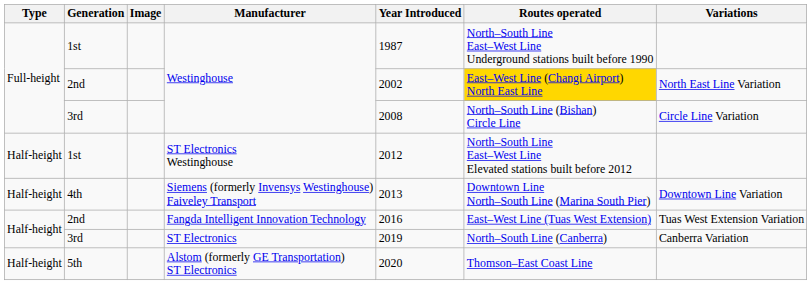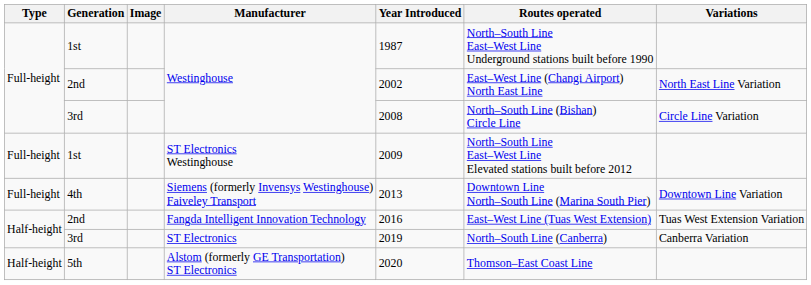(545, 84) gold background -> (545, 84) no background
(34, 155) Half-height -> (33, 155) Full-height
(390, 155) 2012 -> (390, 155) 2009
(34, 194) Half-height -> (33, 194) Full-height
